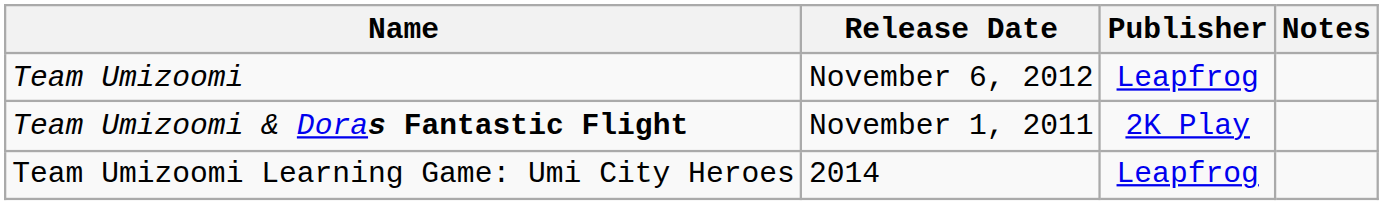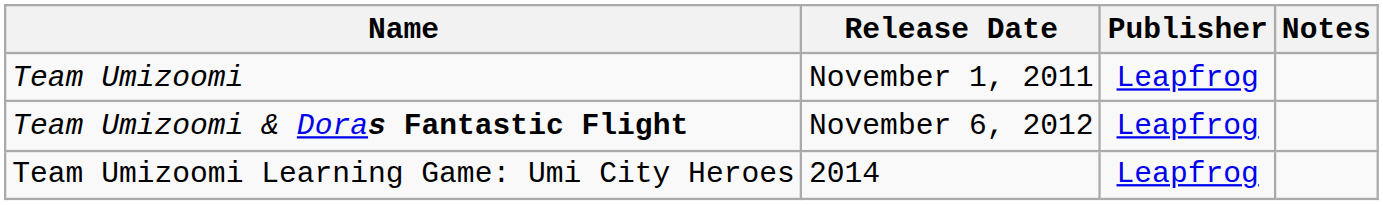(951, 78) November 6, 2012 -> (951, 78) November 1, 2011
(951, 126) November 1, 2011 -> (951, 126) November 6, 2012
(1188, 126) 2K Play -> (1188, 126) Leapfrog
